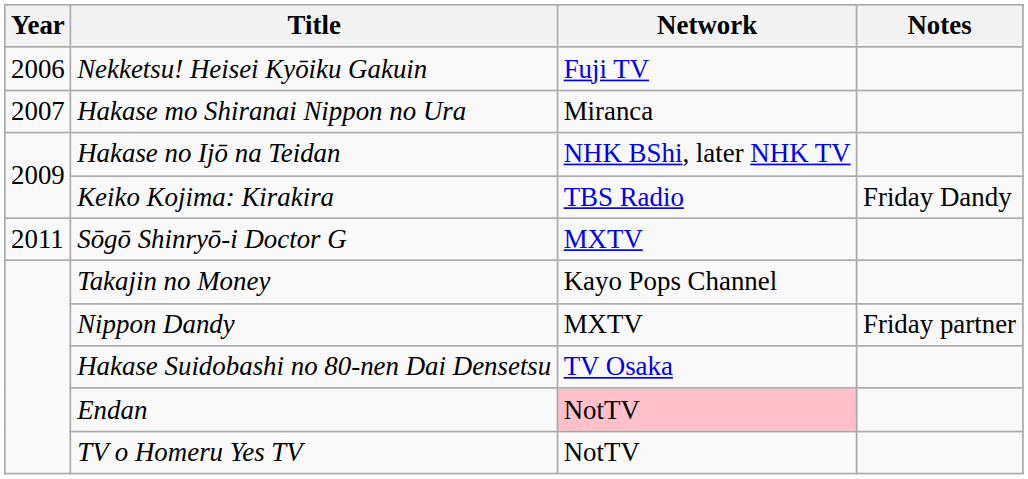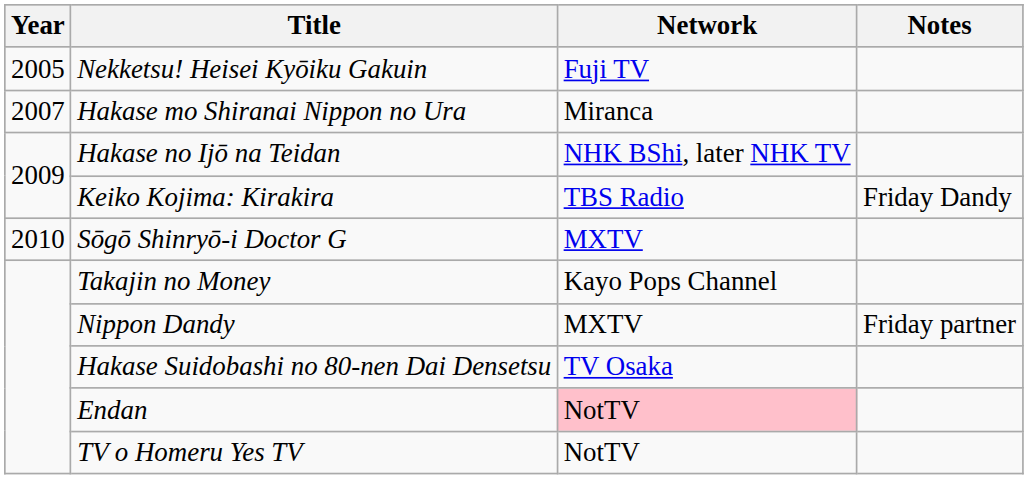(38, 68) 2006 -> (38, 68) 2005
(37, 238) 2011 -> (38, 238) 2010
